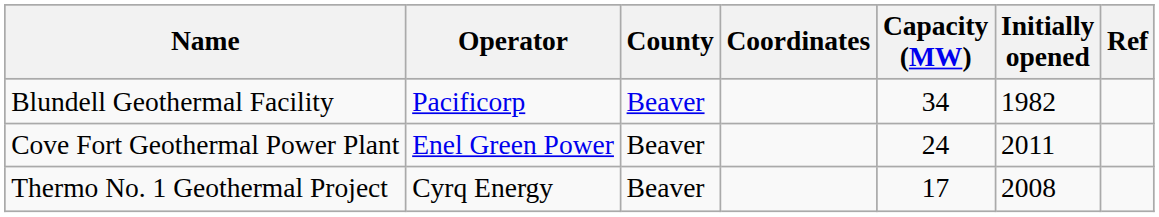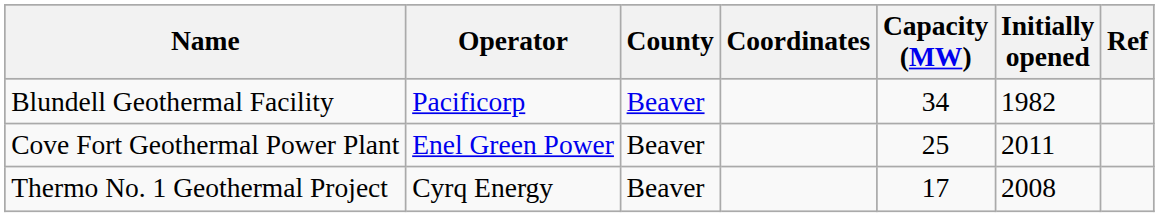(936, 144) 24 -> (936, 144) 25
